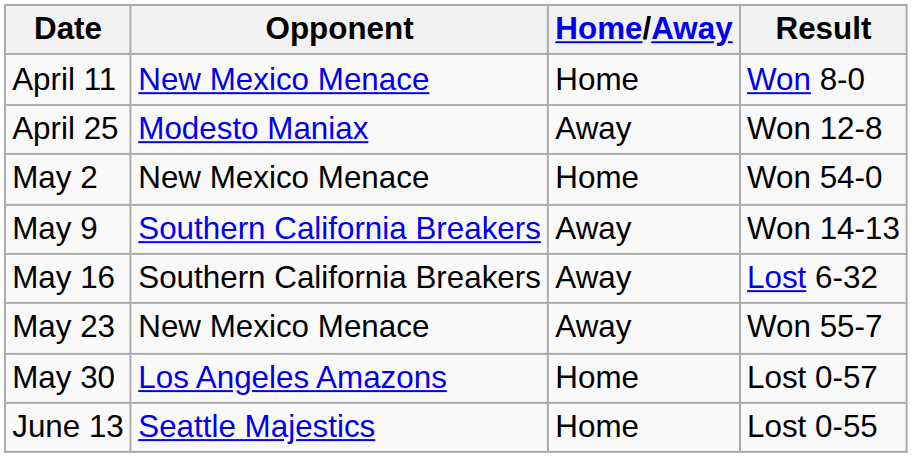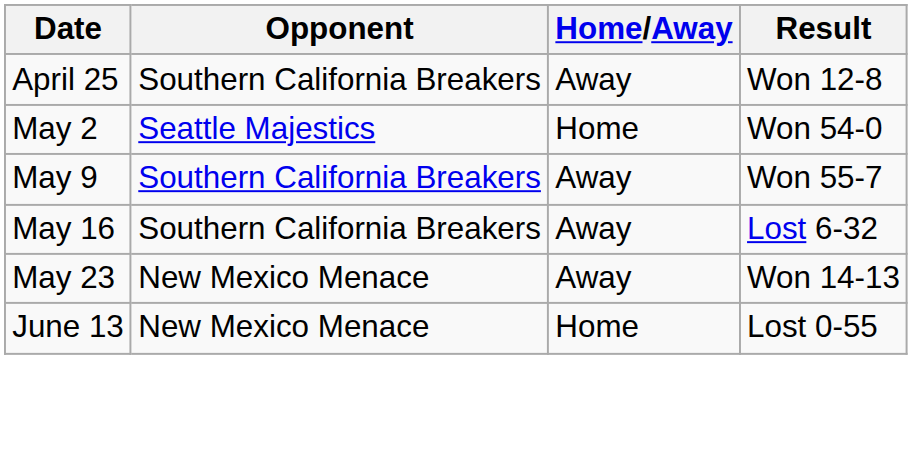- row: (64, 79)
(253, 128) Modesto Maniax -> (340, 79) Southern California Breakers
(284, 178) New Mexico Menace -> (257, 128) Seattle Majestics
(823, 228) Won 14-13 -> (815, 178) Won 55-7
(815, 327) Won 55-7 -> (823, 278) Won 14-13
- row: (64, 377)
(257, 427) Seattle Majestics -> (284, 327) New Mexico Menace
